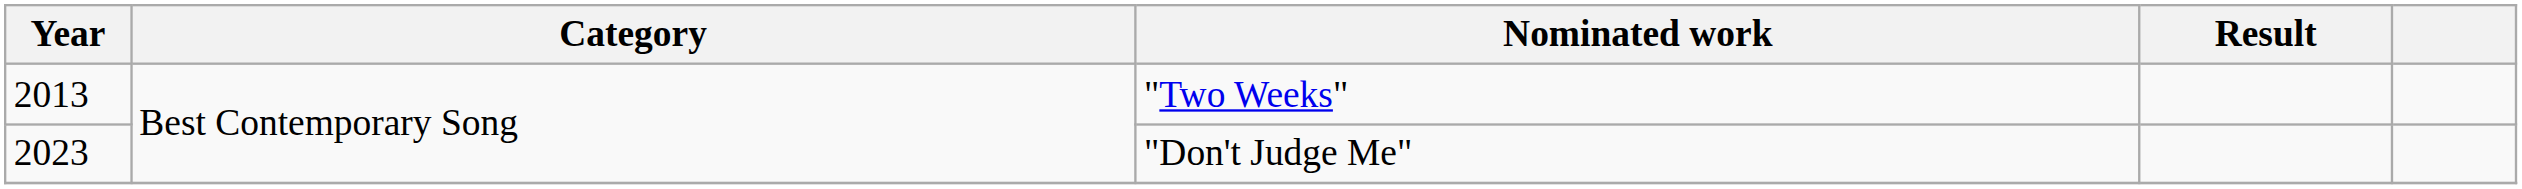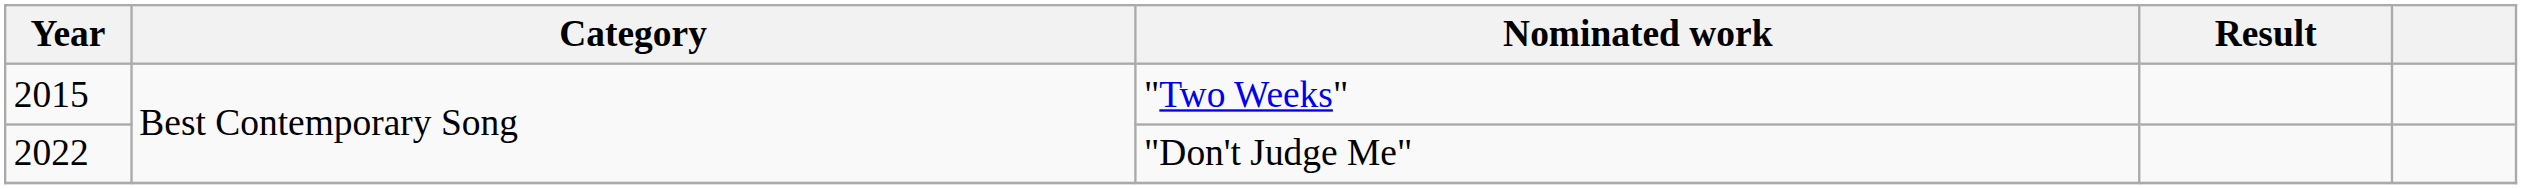(51, 93) 2013 -> (51, 93) 2015
(51, 152) 2023 -> (51, 152) 2022
